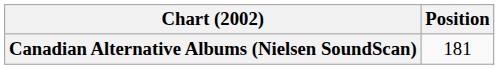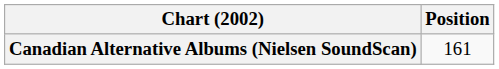(458, 49) 181 -> (458, 49) 161
